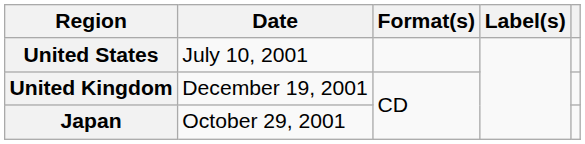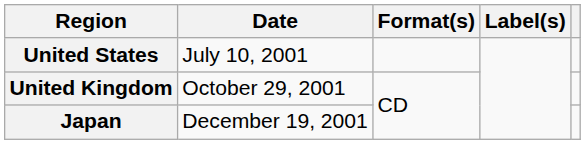(275, 88) December 19, 2001 -> (264, 88) October 29, 2001
(264, 121) October 29, 2001 -> (275, 121) December 19, 2001
